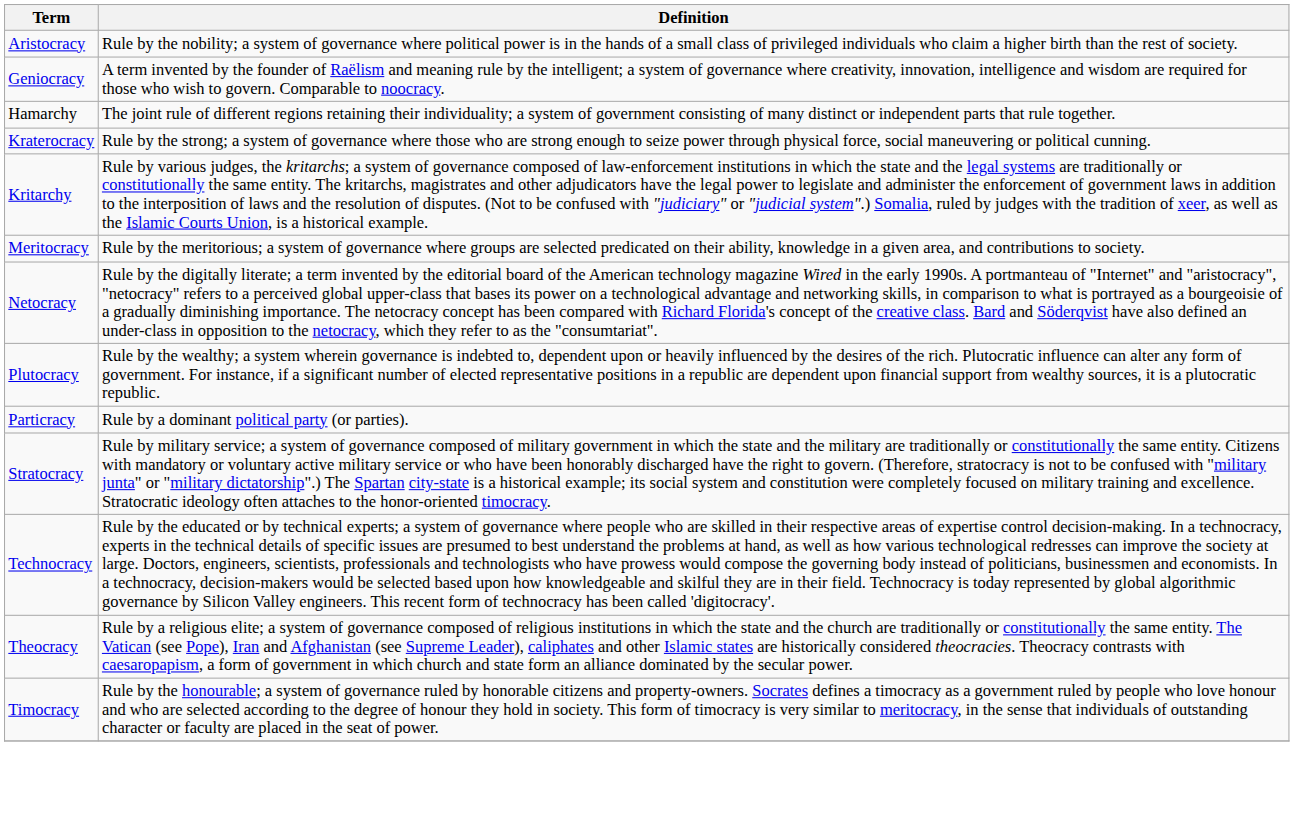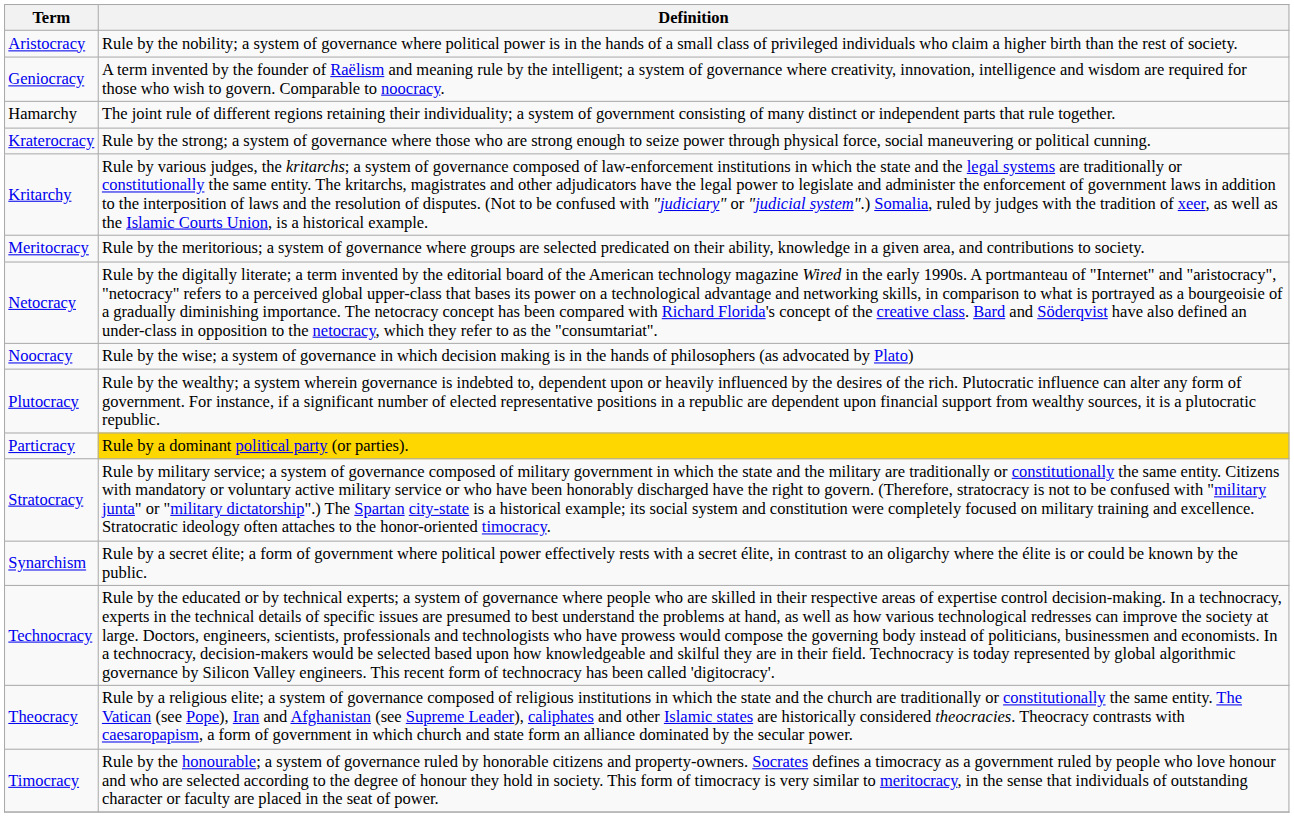+ row: (40, 356)
(255, 419) no background -> (255, 445) gold background
+ row: (47, 562)
